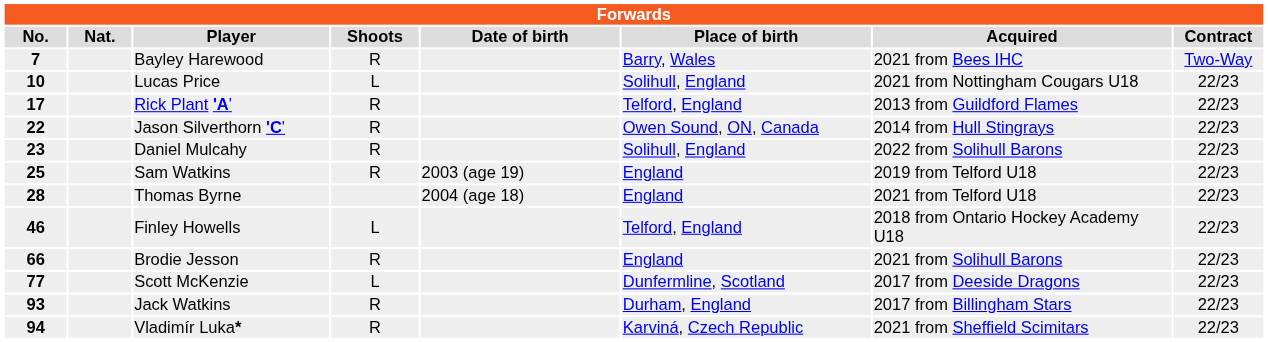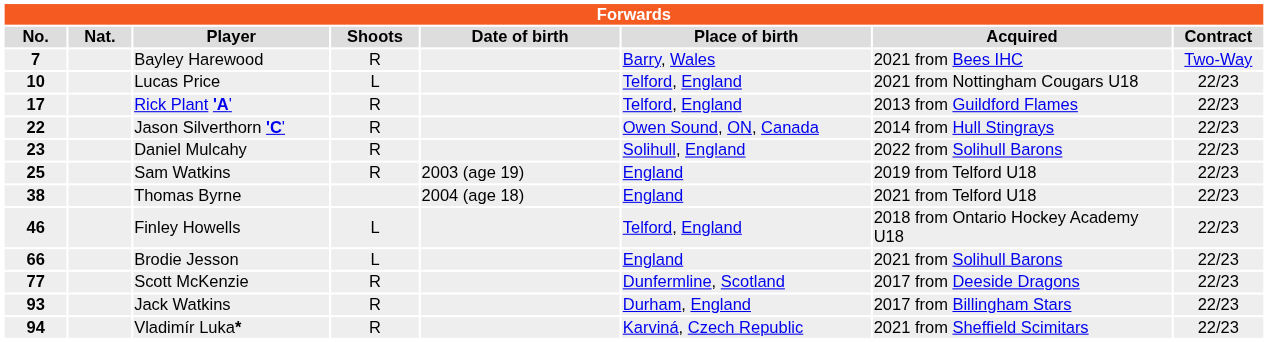(684, 82) Solihull, England -> (682, 82) Telford, England
(36, 195) 28 -> (36, 195) 38
(375, 259) R -> (375, 259) L
(375, 282) L -> (375, 282) R
